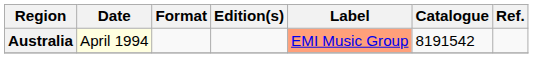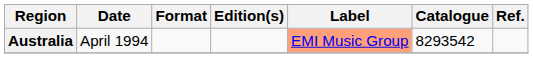(114, 40) lightyellow background -> (114, 40) no background
(445, 40) 8191542 -> (445, 40) 8293542
